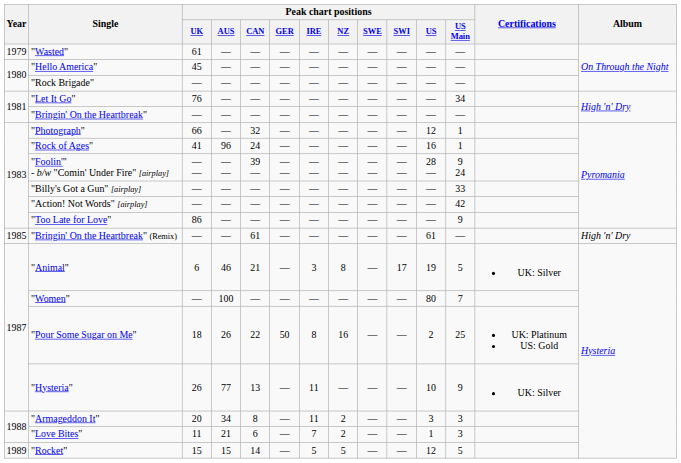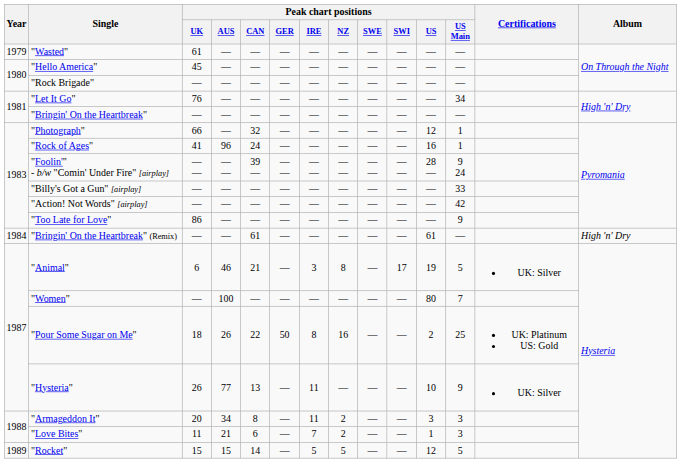(17, 236) 1985 -> (17, 236) 1984
